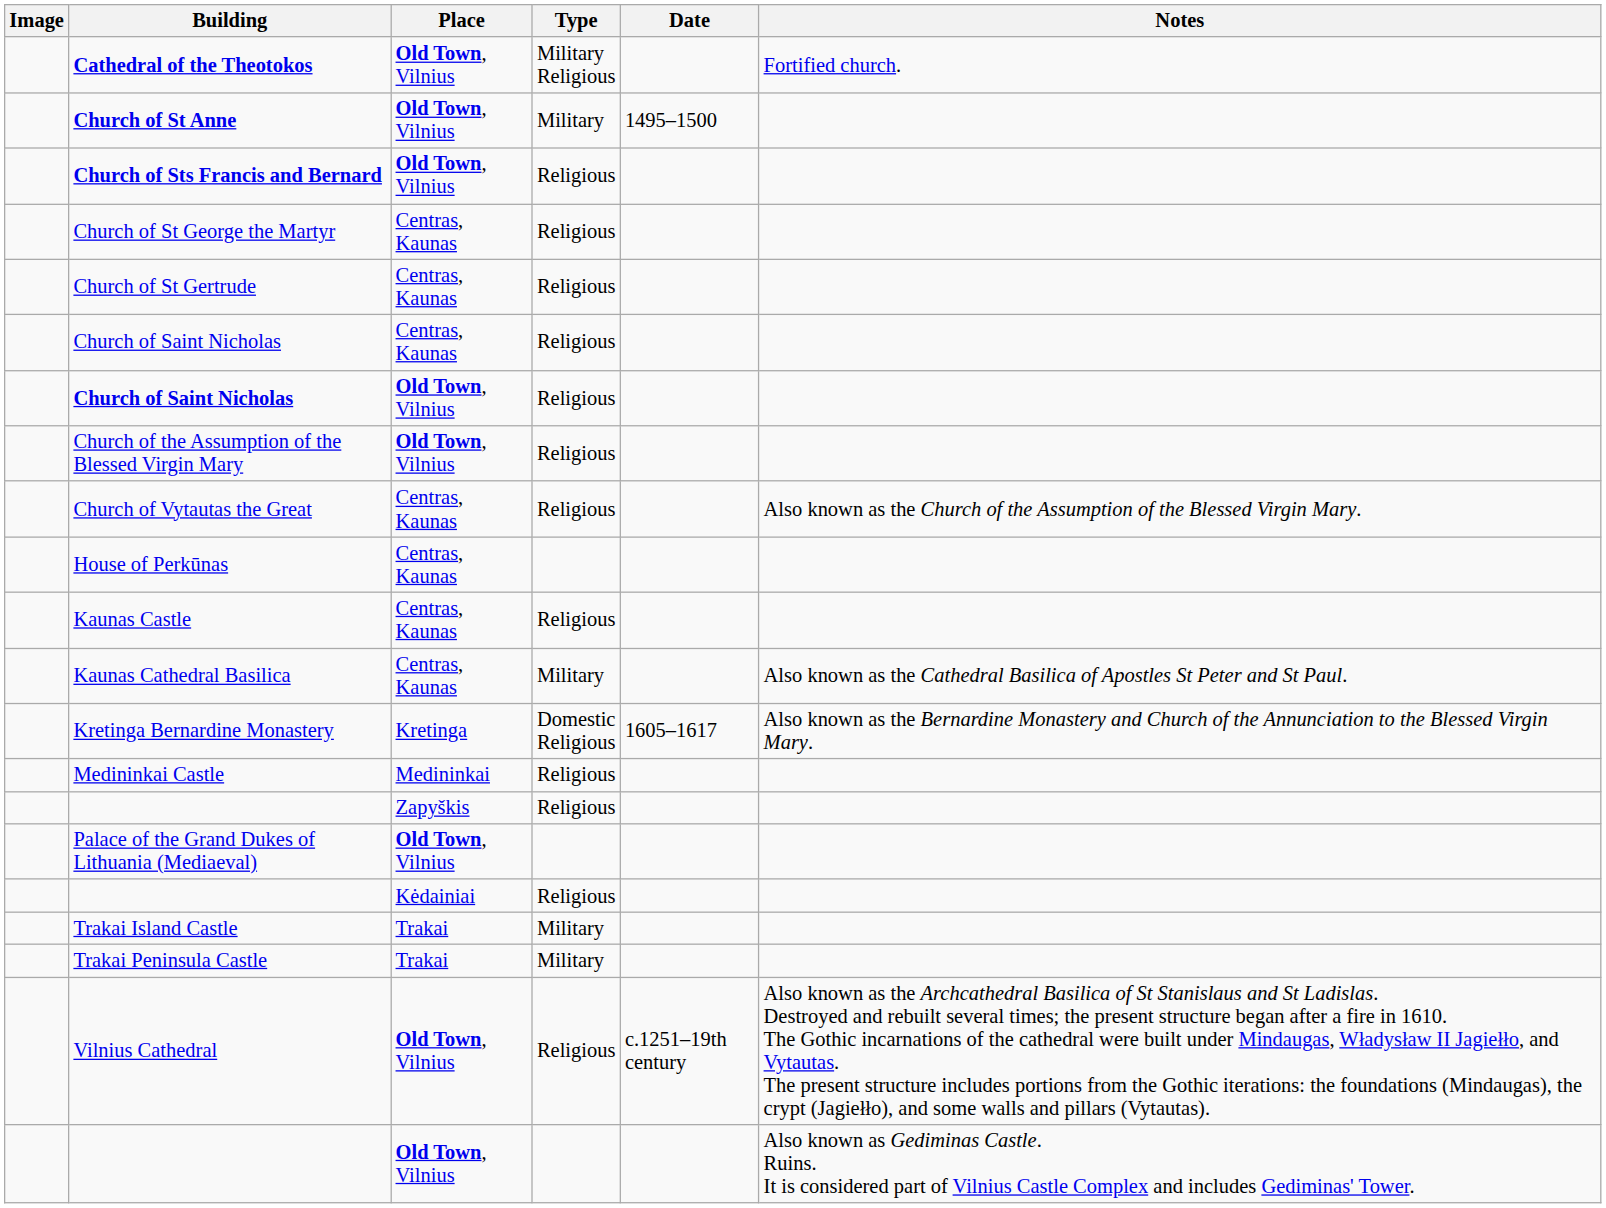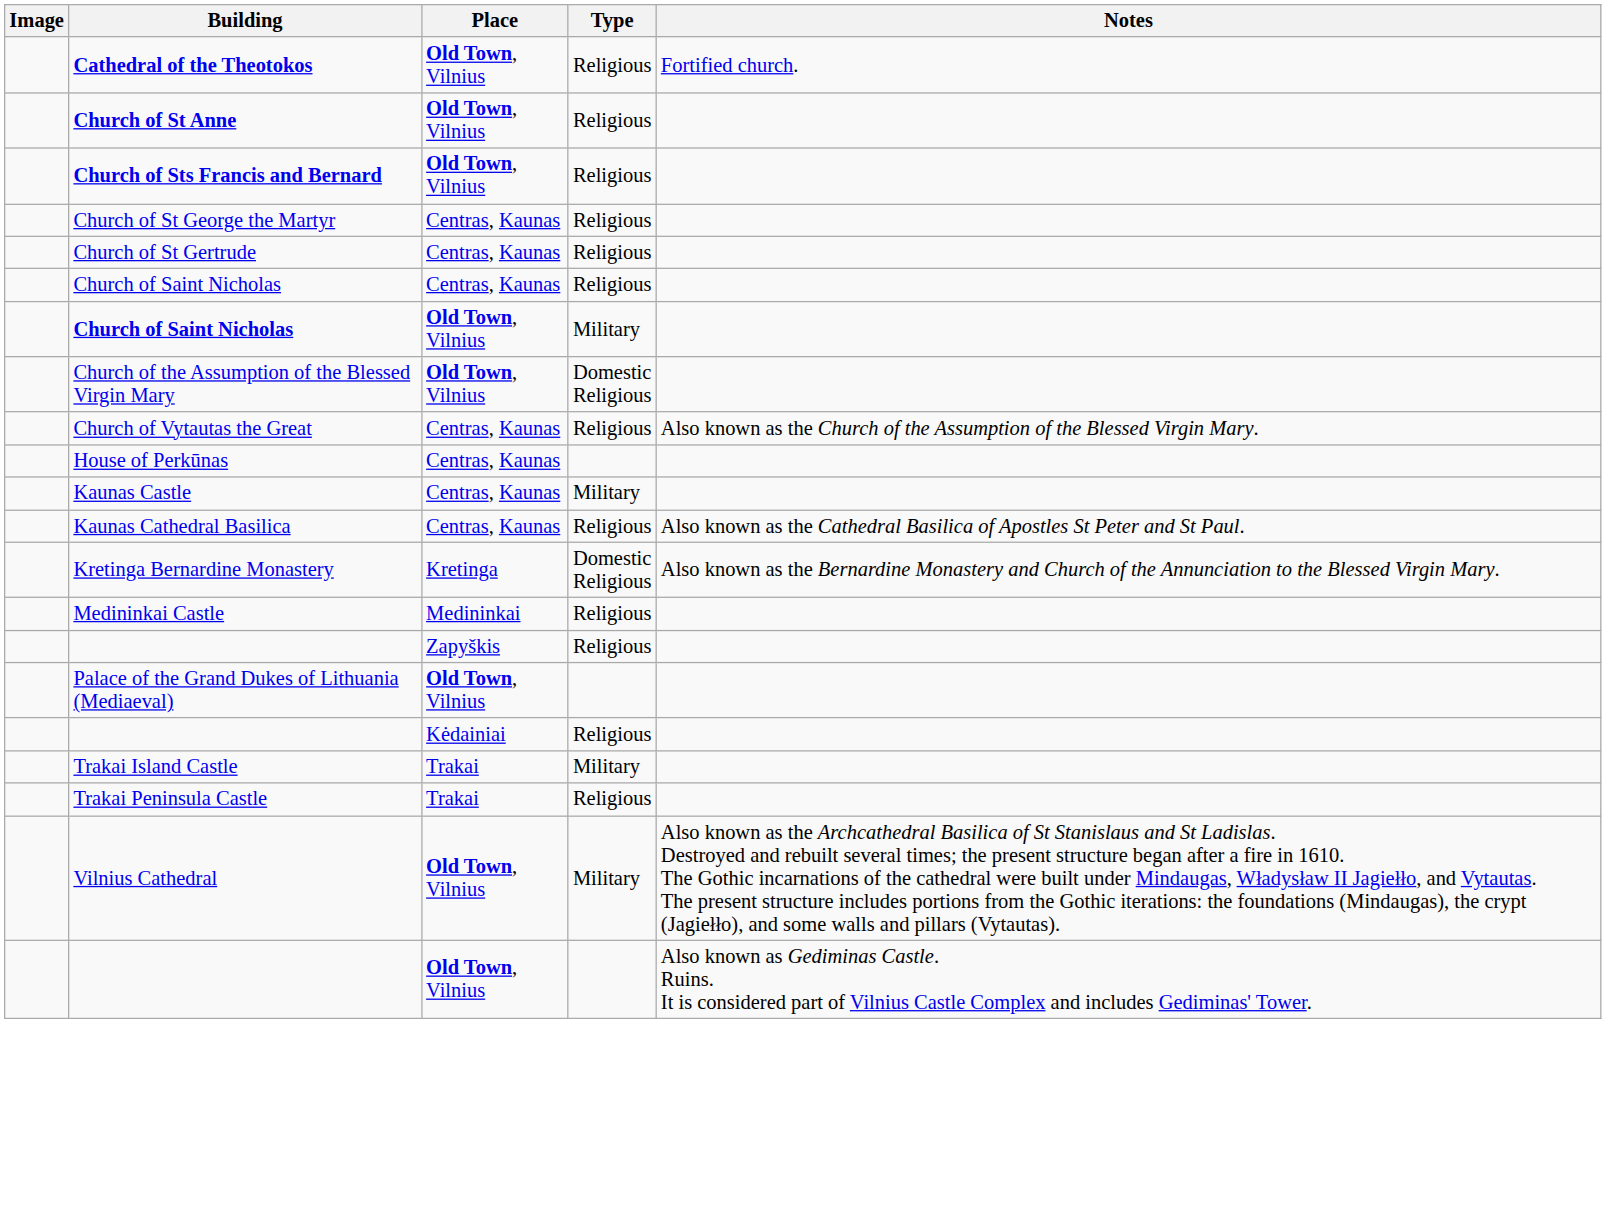- column: (690, 20)
(576, 64) Military Religious -> (612, 64) Religious
(570, 120) Military -> (612, 120) Religious
(576, 397) Religious -> (606, 328) Military
(576, 453) Religious -> (612, 384) Domestic Religious
(576, 619) Religious -> (606, 493) Military
(570, 675) Military -> (612, 525) Religious
(570, 960) Military -> (612, 799) Religious
(576, 1050) Religious -> (606, 877) Military
